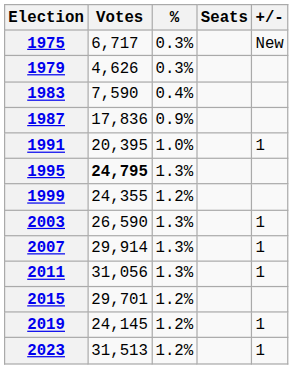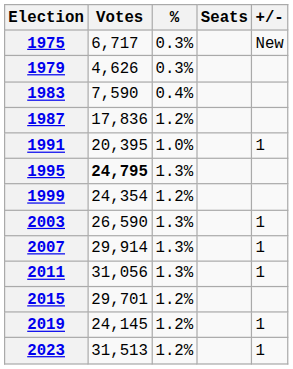(174, 120) 0.9% -> (174, 120) 1.2%
(120, 197) 24,355 -> (120, 197) 24,354
